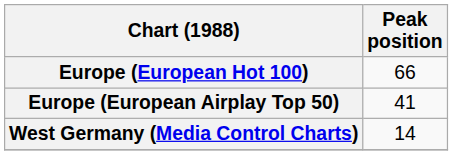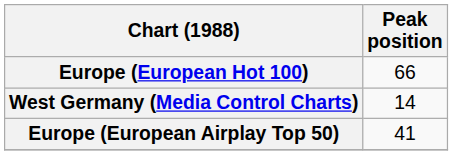rows swapped: (184, 103) <-> (184, 133)
